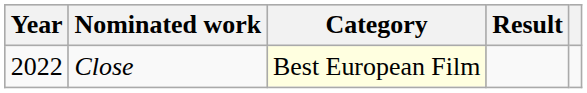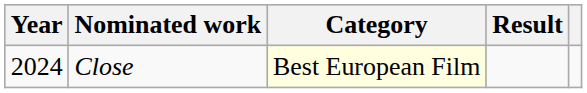(37, 66) 2022 -> (37, 66) 2024
